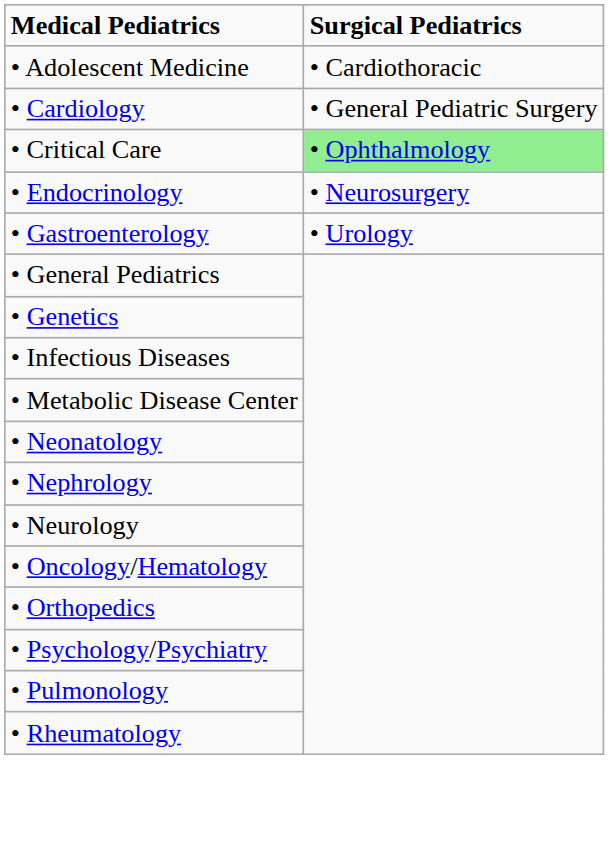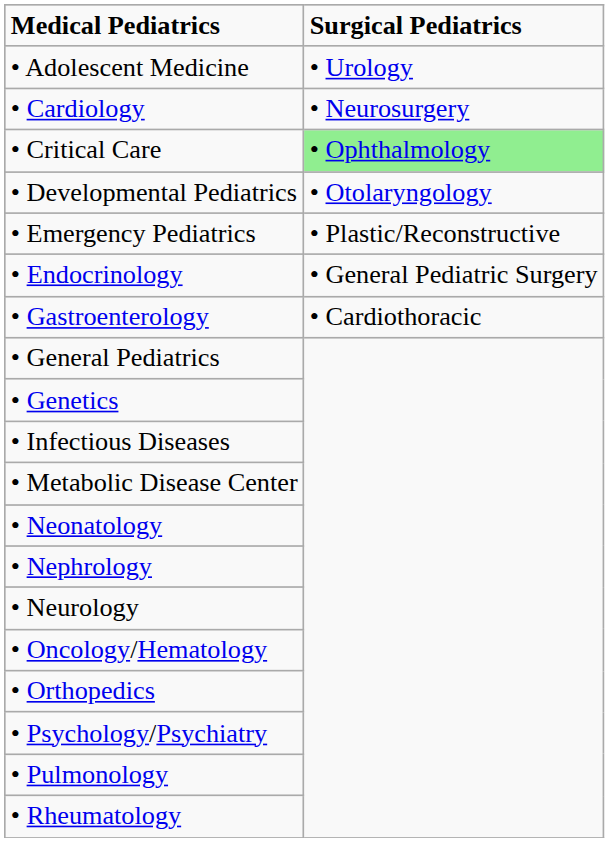(396, 66) • Cardiothoracic -> (361, 66) • Urology
(454, 108) • General Pediatric Surgery -> (390, 108) • Neurosurgery
+ row: (154, 191)
+ row: (133, 233)
(390, 191) • Neurosurgery -> (454, 274) • General Pediatric Surgery
(361, 233) • Urology -> (396, 316) • Cardiothoracic
